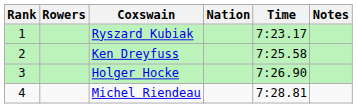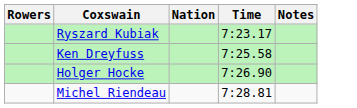- column: (22, 14)
